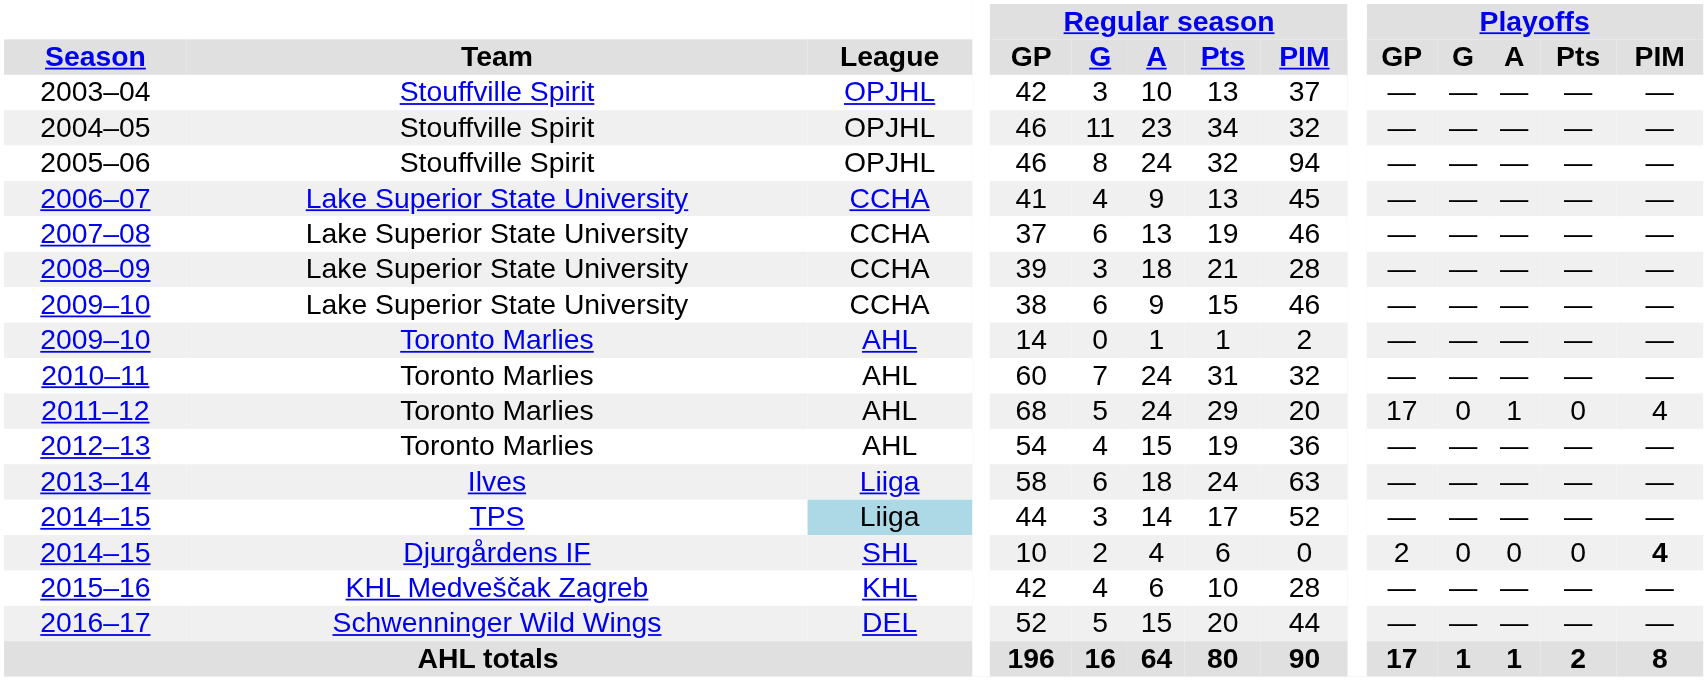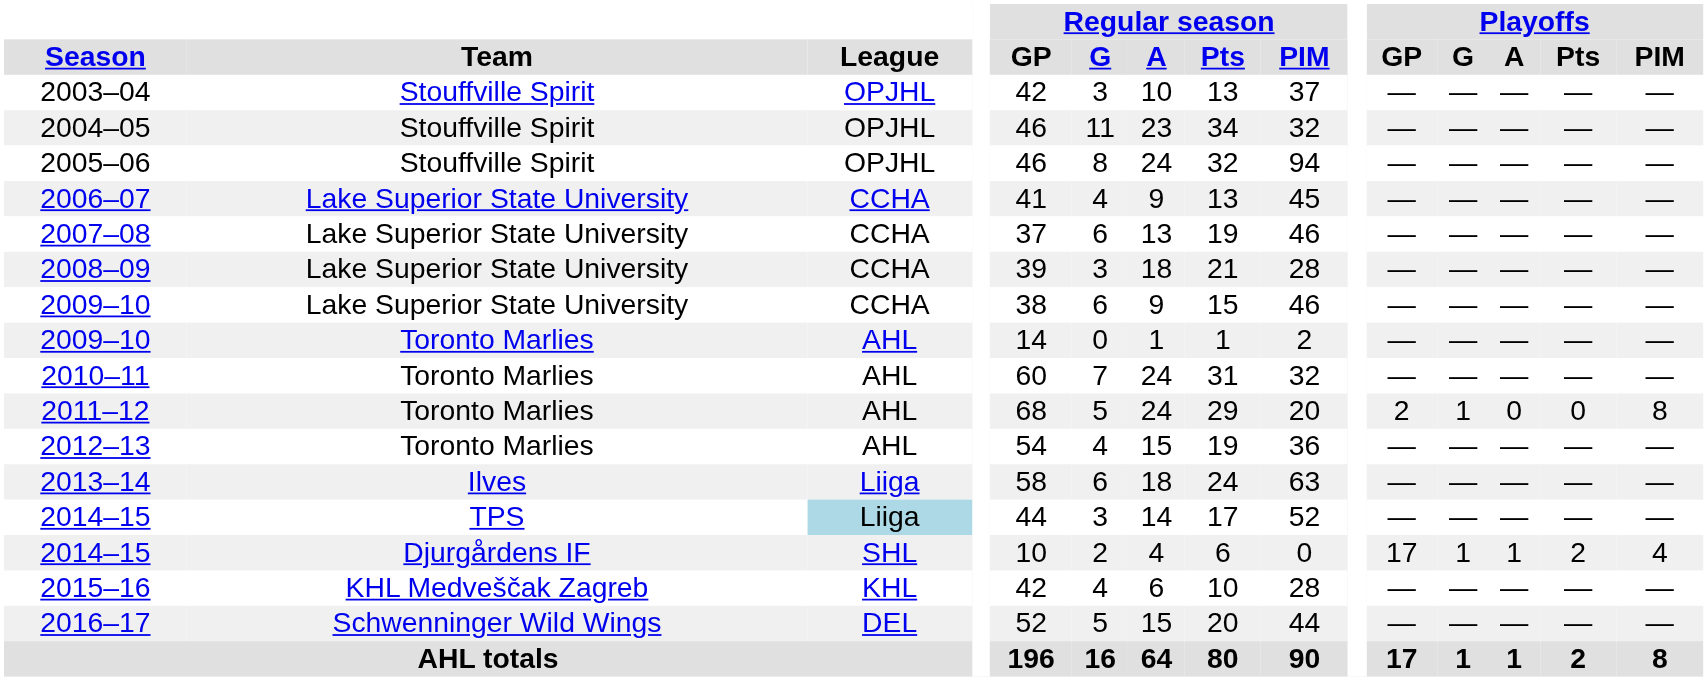(1402, 410) 17 -> (1402, 410) 2
(1463, 410) 0 -> (1463, 410) 1
(1514, 410) 1 -> (1514, 410) 0
(1660, 410) 4 -> (1660, 410) 8
(1402, 552) 2 -> (1402, 552) 17
(1463, 552) 0 -> (1463, 552) 1
(1514, 552) 0 -> (1514, 552) 1
(1578, 552) 0 -> (1578, 552) 2
(1660, 552) bold -> (1660, 552) normal
